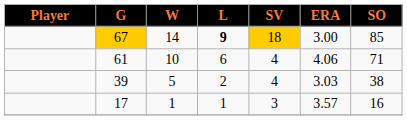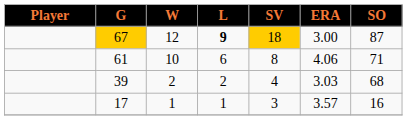(172, 37) 14 -> (172, 37) 12
(377, 37) 85 -> (377, 37) 87
(274, 59) 4 -> (274, 59) 8
(172, 81) 5 -> (172, 81) 2
(377, 81) 38 -> (377, 81) 68
